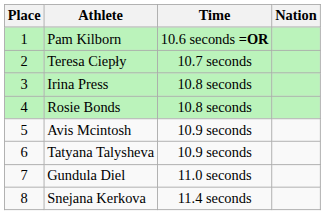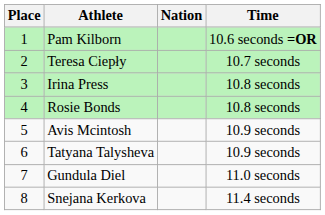columns swapped: (296, 15) <-> (215, 15)
